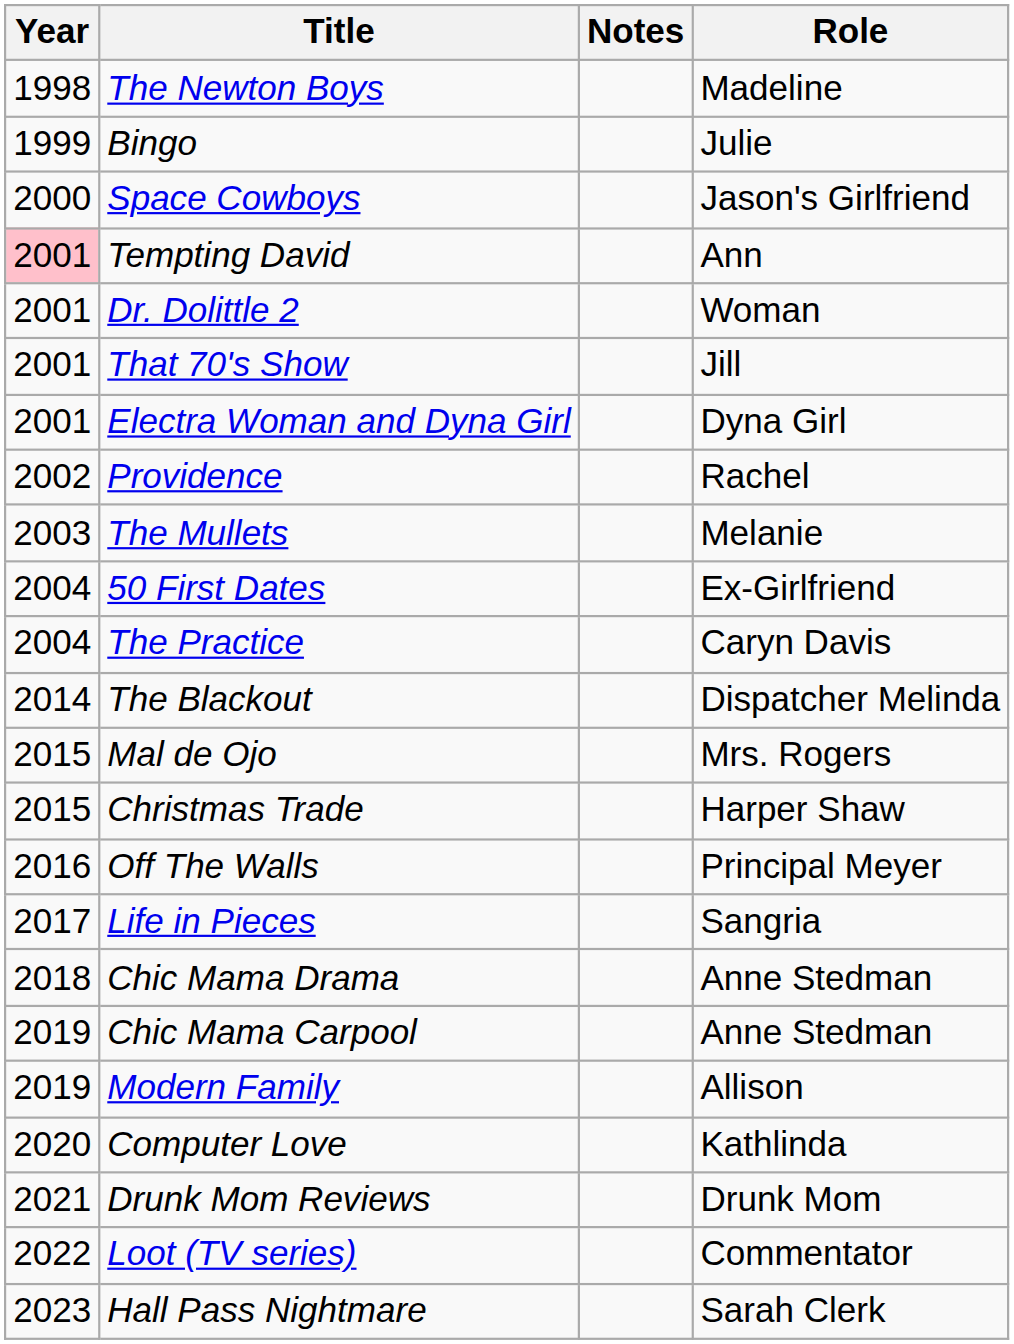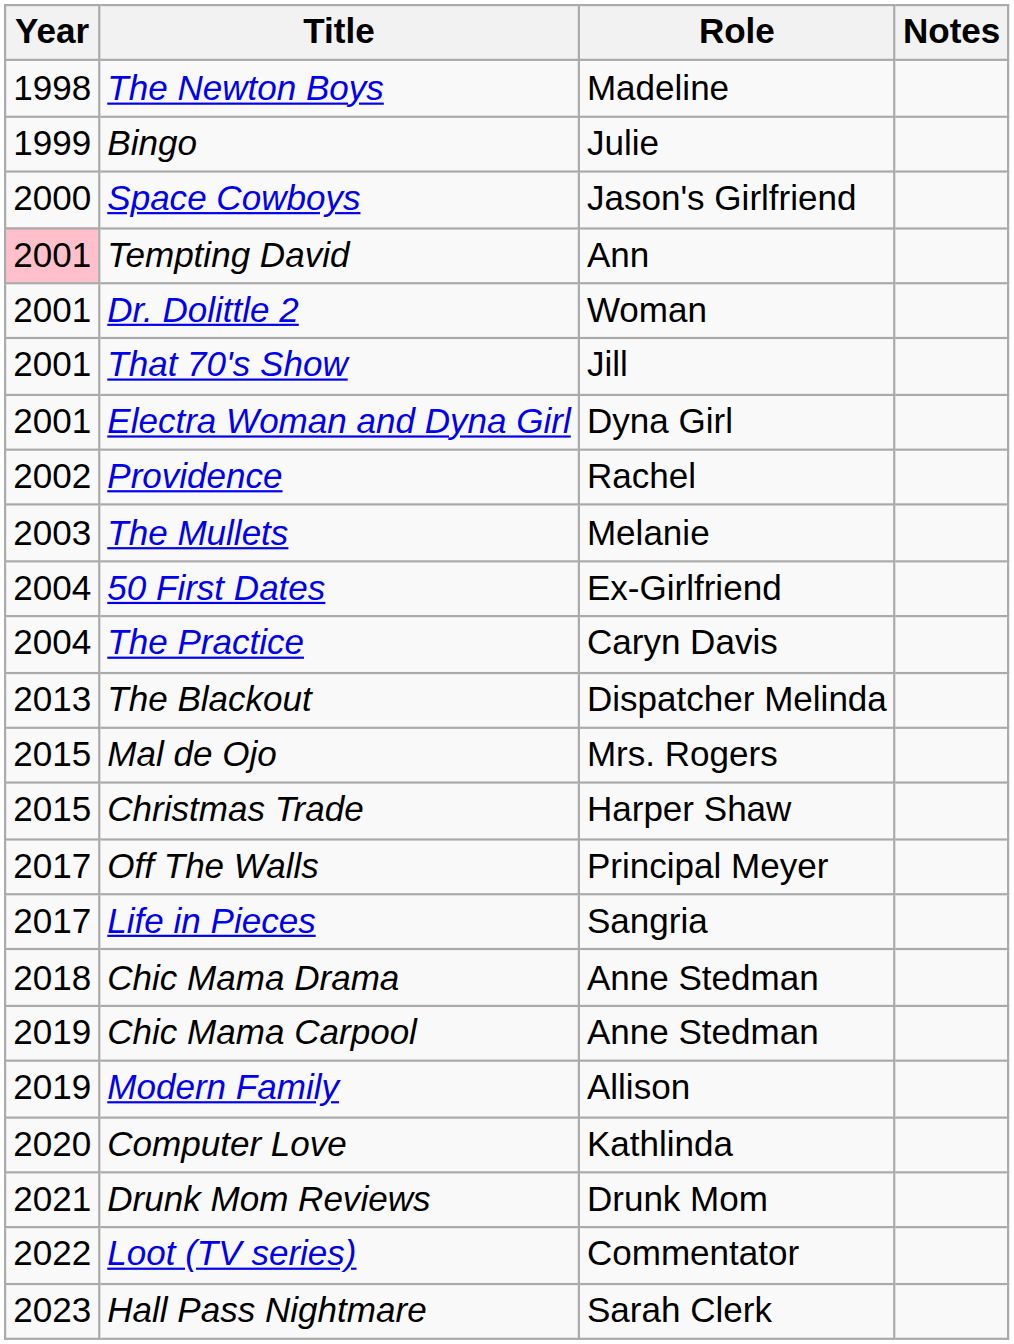columns swapped: (850, 32) <-> (636, 32)
(52, 699) 2014 -> (52, 699) 2013
(52, 865) 2016 -> (52, 865) 2017
